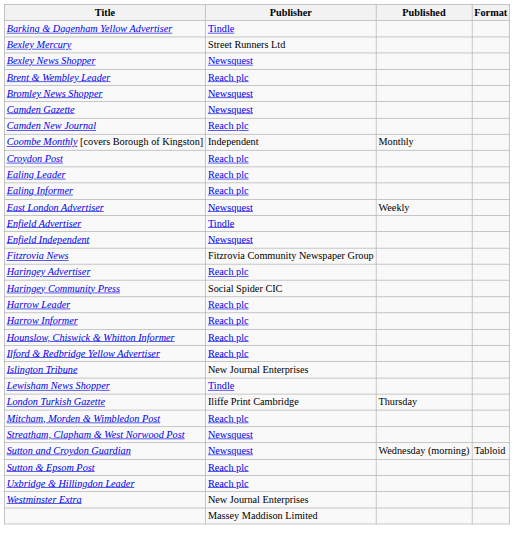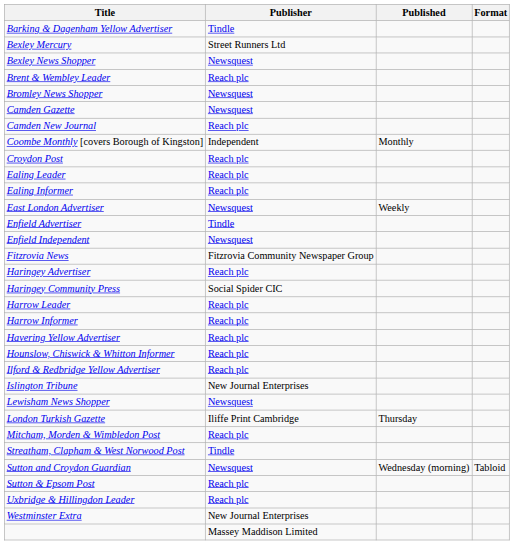+ row: (63, 337)
(221, 386) Tindle -> (230, 402) Newsquest
(230, 434) Newsquest -> (221, 451) Tindle
